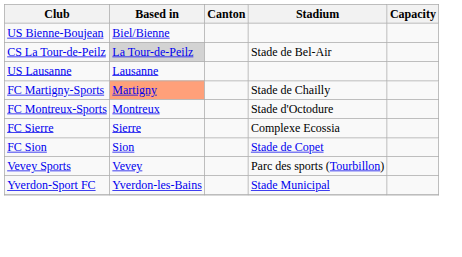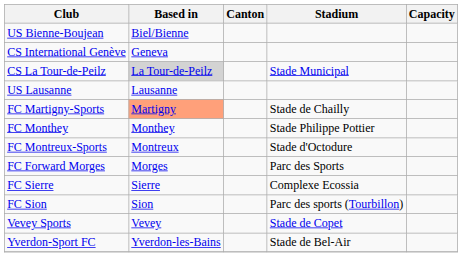+ row: (66, 52)
(291, 52) Stade de Bel-Air -> (309, 71) Stade Municipal
+ row: (38, 128)
+ row: (56, 166)
(287, 147) Stade de Copet -> (337, 204) Parc des sports (Tourbillon)
(318, 166) Parc des sports (Tourbillon) -> (306, 223) Stade de Copet
(290, 185) Stade Municipal -> (310, 242) Stade de Bel-Air
